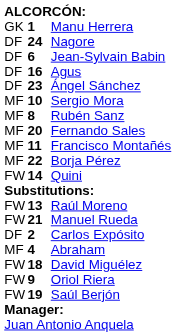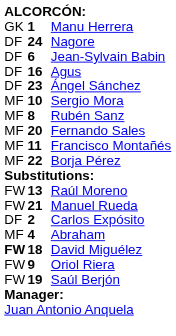- row: (66, 175)
(15, 264) normal -> (15, 250) bold
